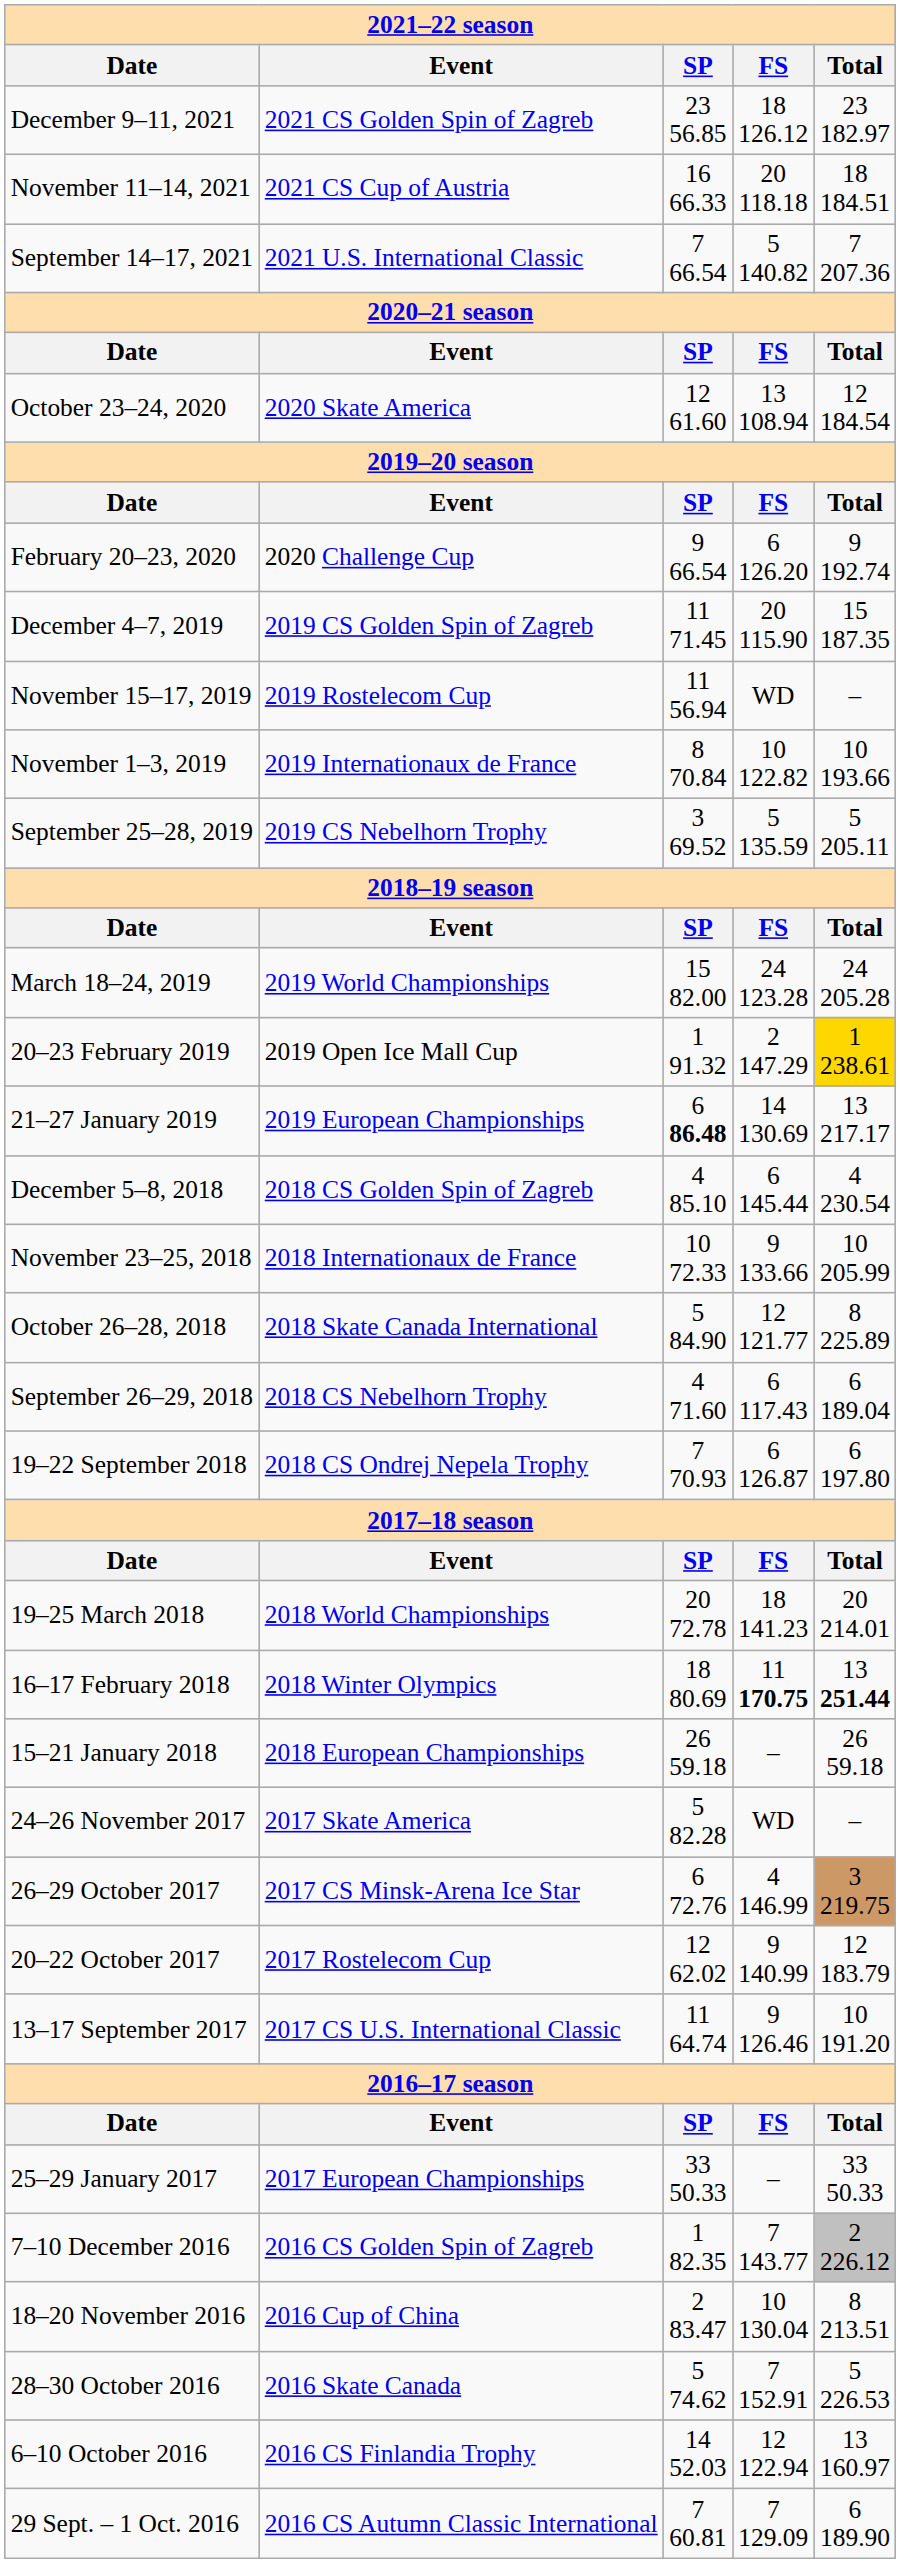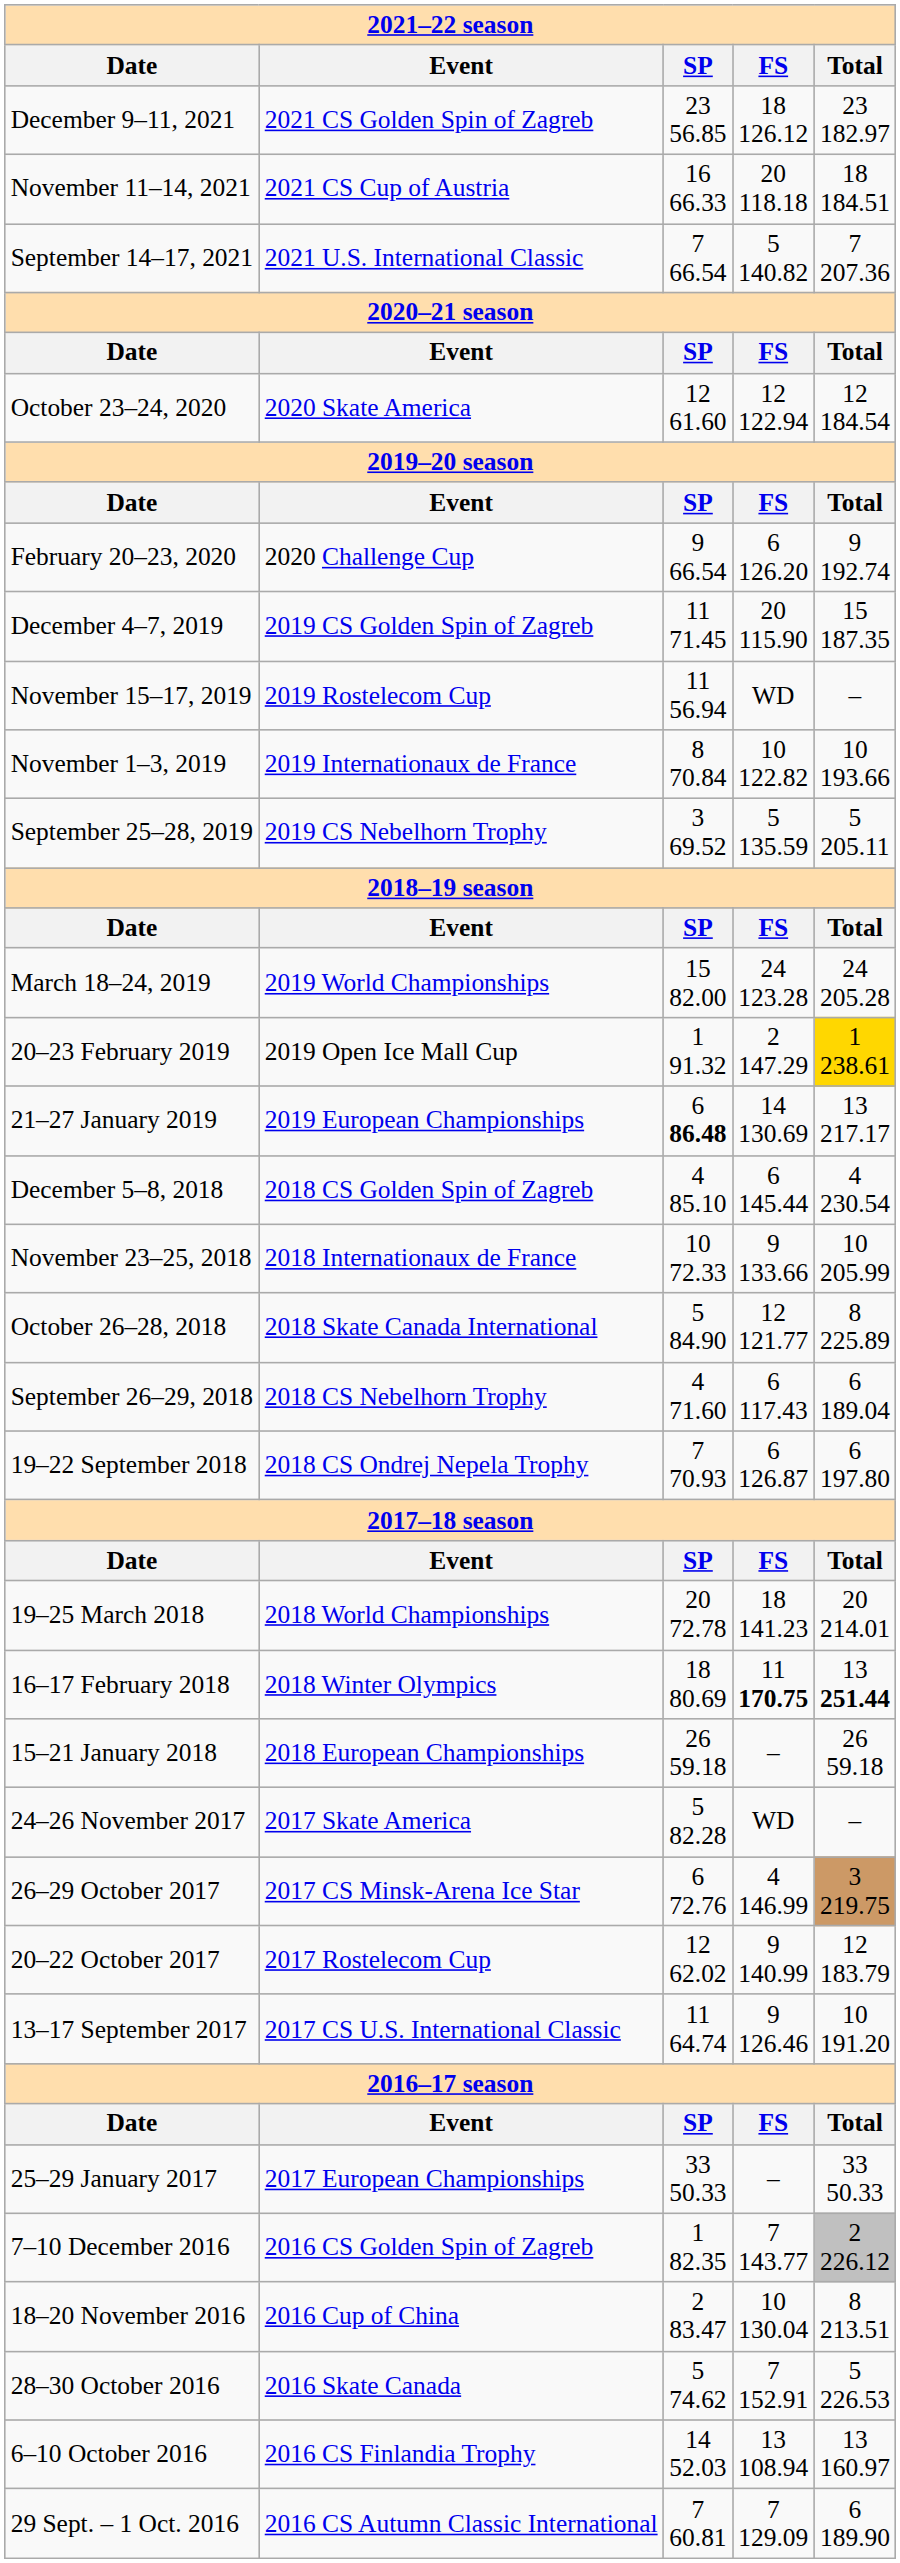(773, 407) 13 108.94 -> (773, 407) 12 122.94
(773, 2454) 12 122.94 -> (773, 2454) 13 108.94
